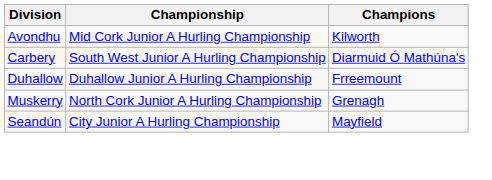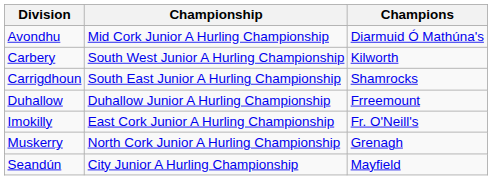(356, 36) Kilworth -> (417, 36) Diarmuid Ó Mathúna's
(399, 57) Diarmuid Ó Mathúna's -> (375, 57) Kilworth
+ row: (45, 79)
+ row: (30, 121)
